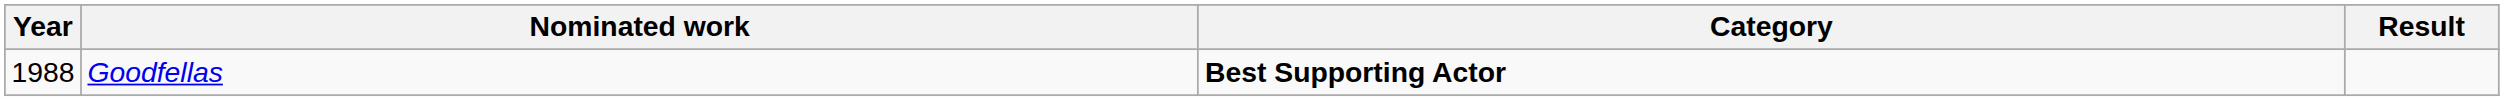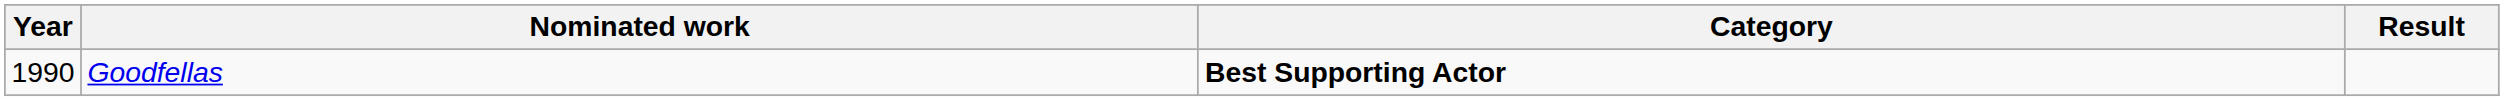(43, 71) 1988 -> (43, 71) 1990
